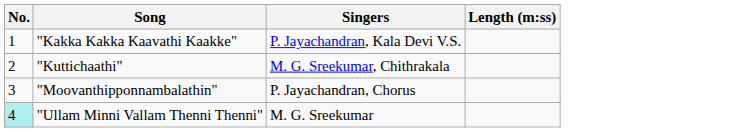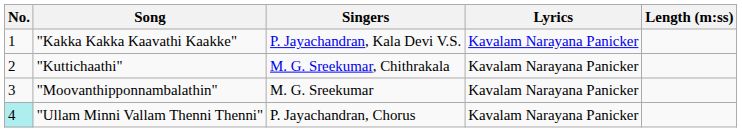+ column: (553, 16)
(343, 90) P. Jayachandran, Chorus -> (322, 90) M. G. Sreekumar
(322, 115) M. G. Sreekumar -> (343, 115) P. Jayachandran, Chorus
